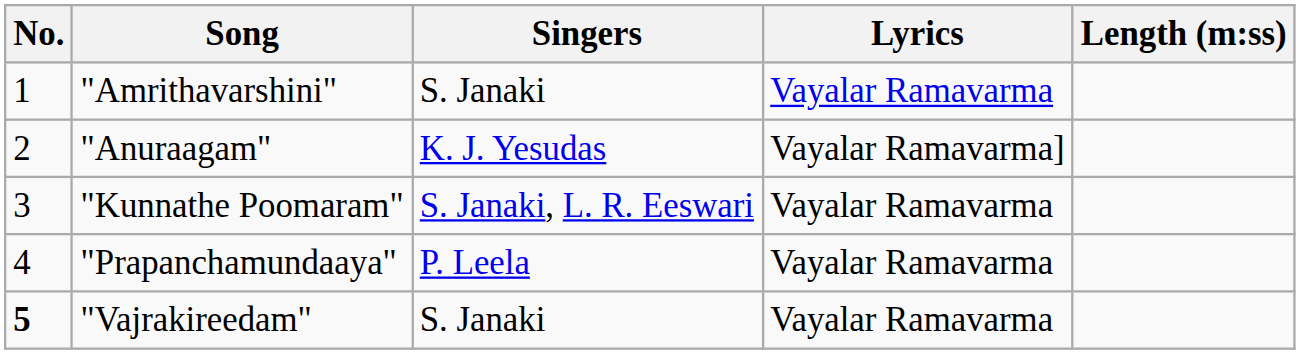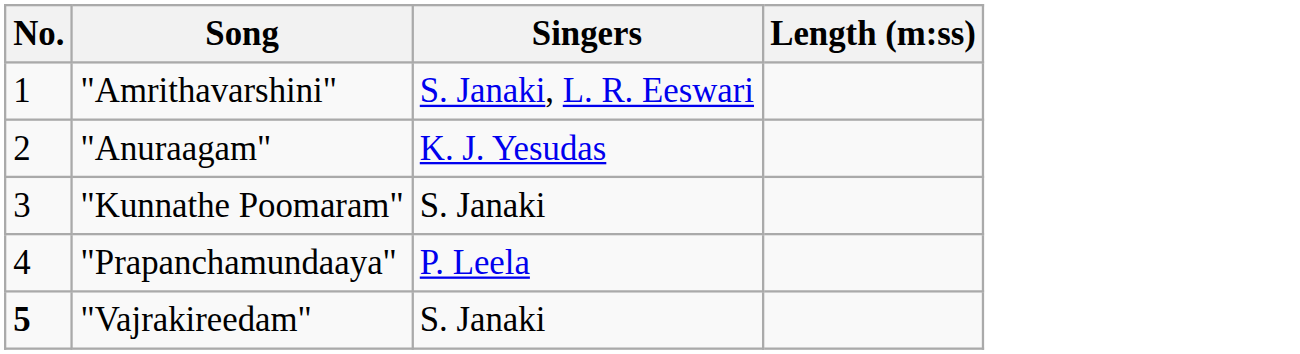- column: (917, 33)
(483, 90) S. Janaki -> (587, 90) S. Janaki, L. R. Eeswari
(587, 205) S. Janaki, L. R. Eeswari -> (483, 205) S. Janaki
